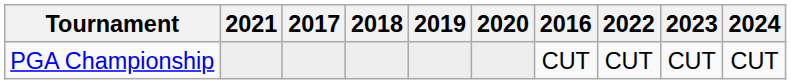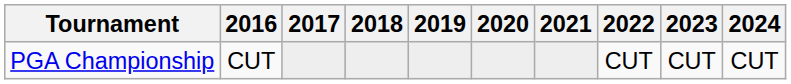columns swapped: (566, 23) <-> (251, 23)
